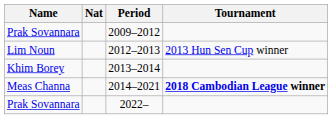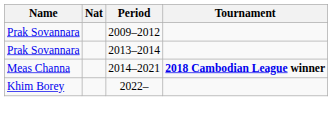- row: (134, 50)
(36, 68) Khim Borey -> (43, 50) Prak Sovannara
(43, 104) Prak Sovannara -> (36, 86) Khim Borey
